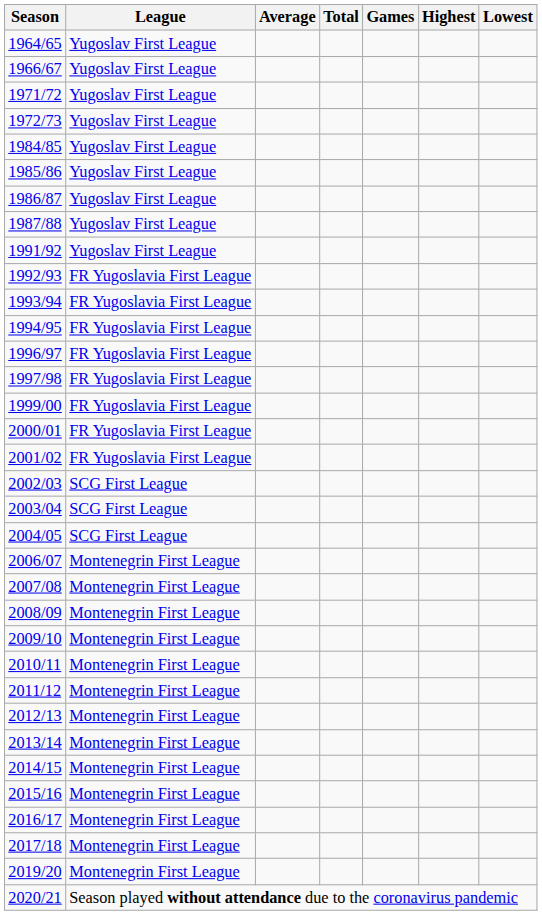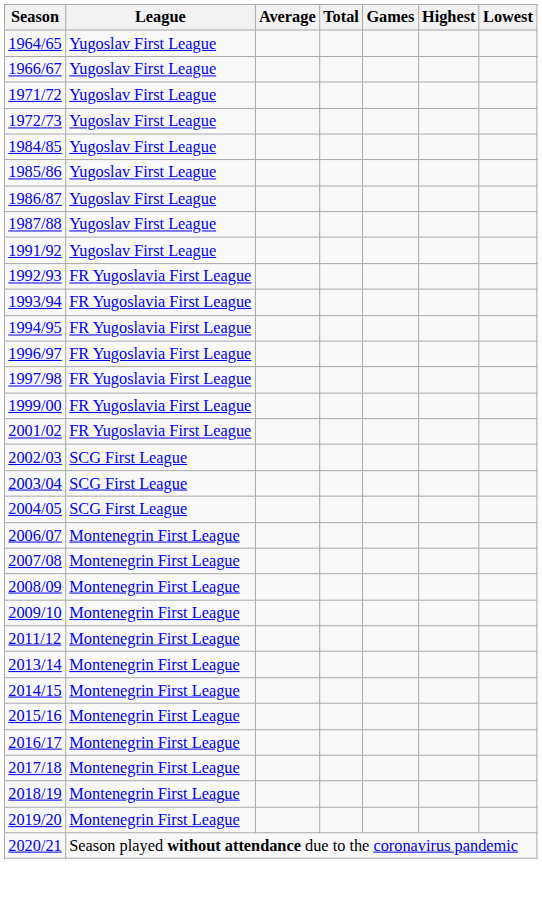- row: (35, 431)
- row: (35, 664)
- row: (35, 716)
+ row: (35, 793)
